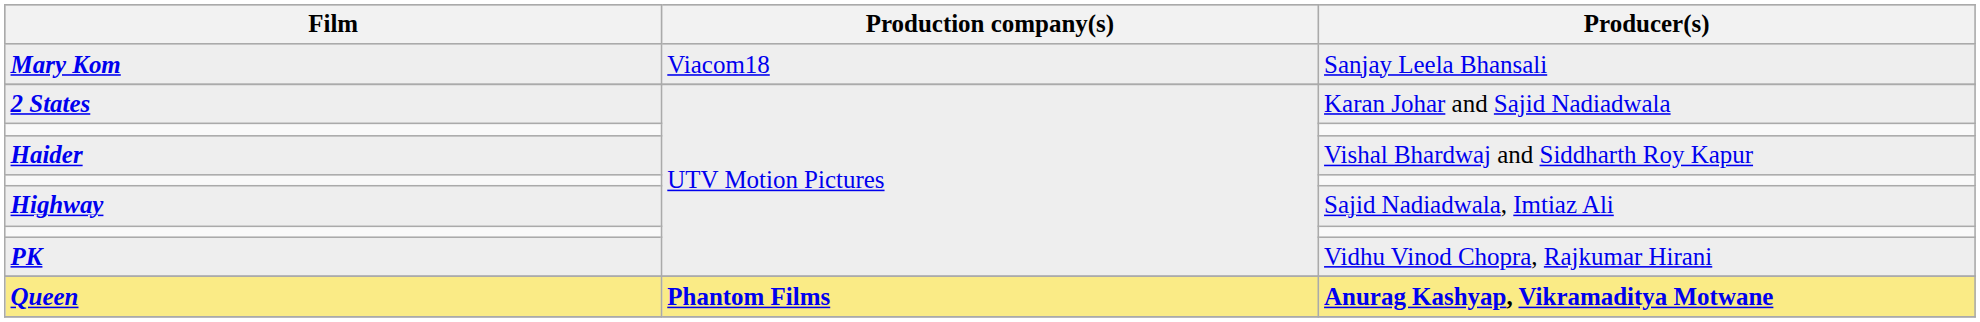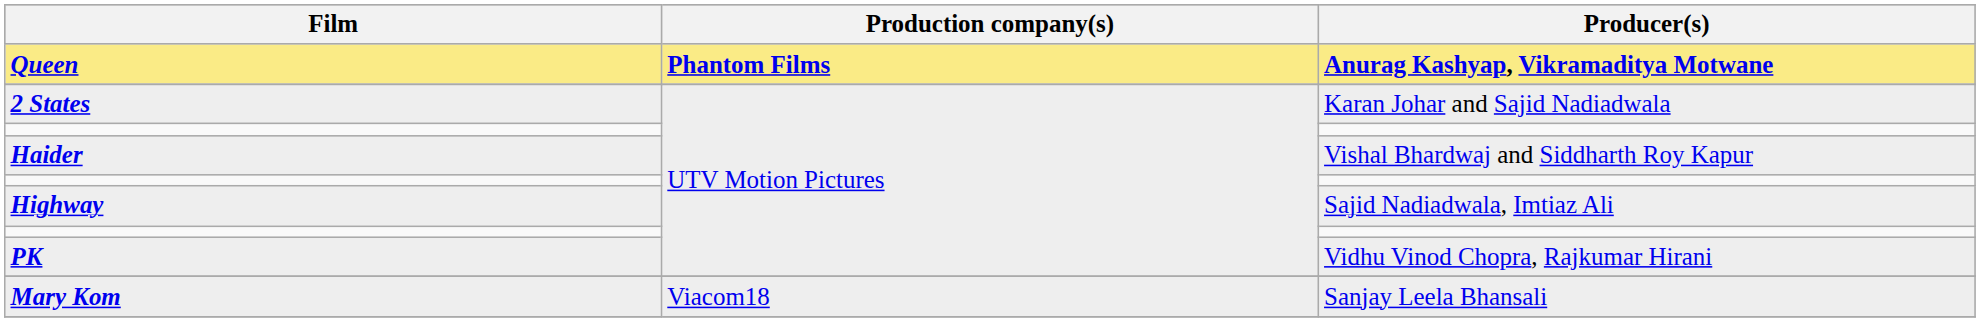rows swapped: (45, 296) <-> (66, 63)
